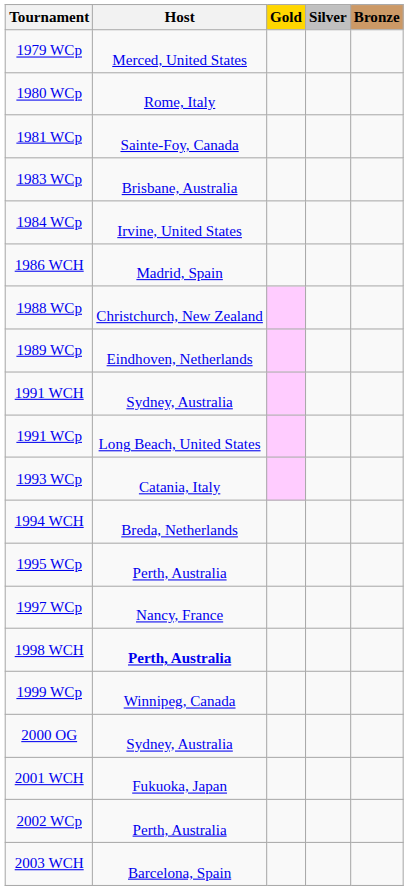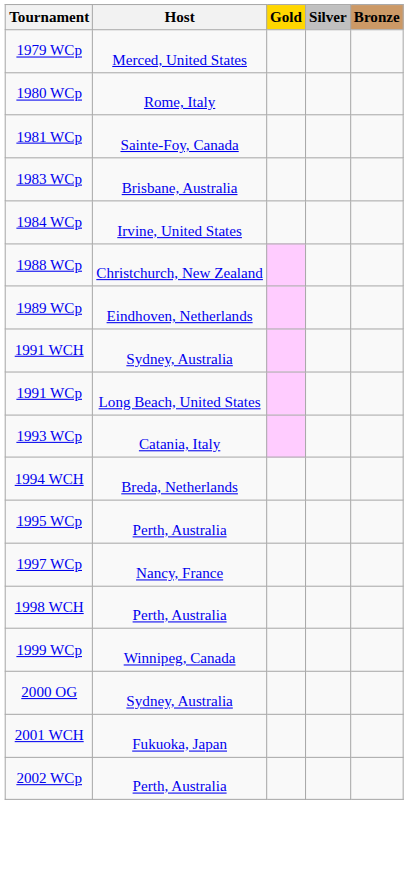- row: (49, 265)
(180, 659) bold -> (180, 616) normal
- row: (49, 864)
